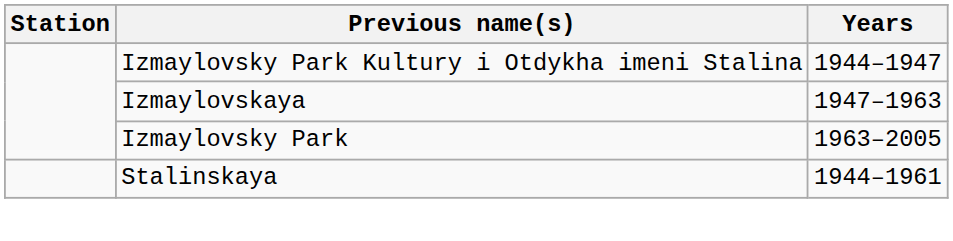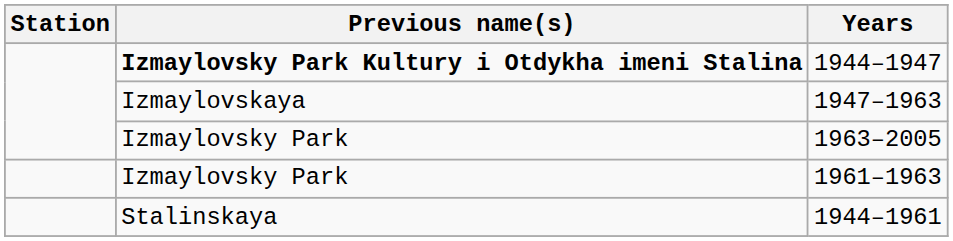(462, 63) normal -> (462, 63) bold
+ row: (878, 178)
